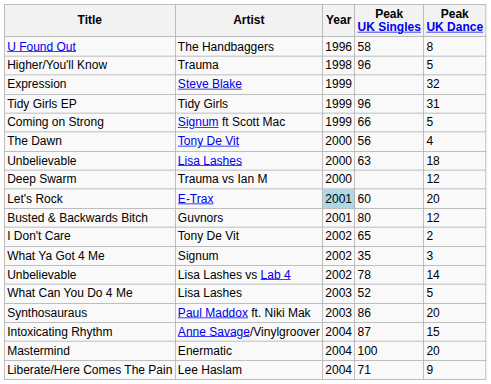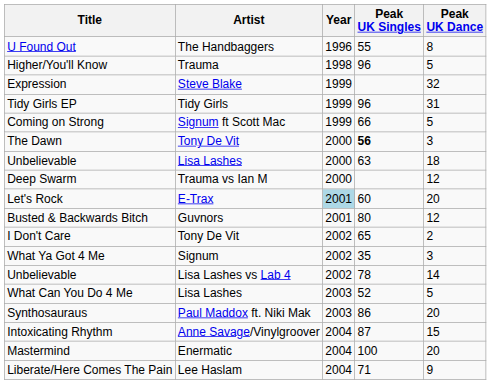(364, 46) 58 -> (364, 46) 55
(364, 141) normal -> (364, 141) bold
(430, 141) 4 -> (430, 141) 3
